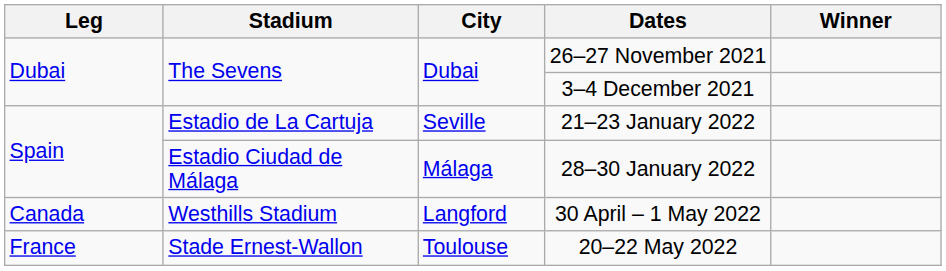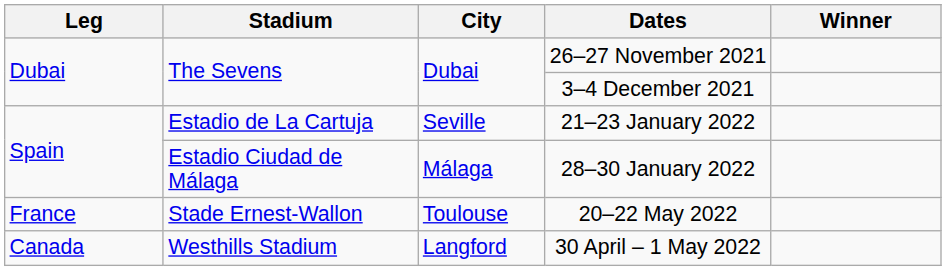rows swapped: (658, 214) <-> (658, 247)
